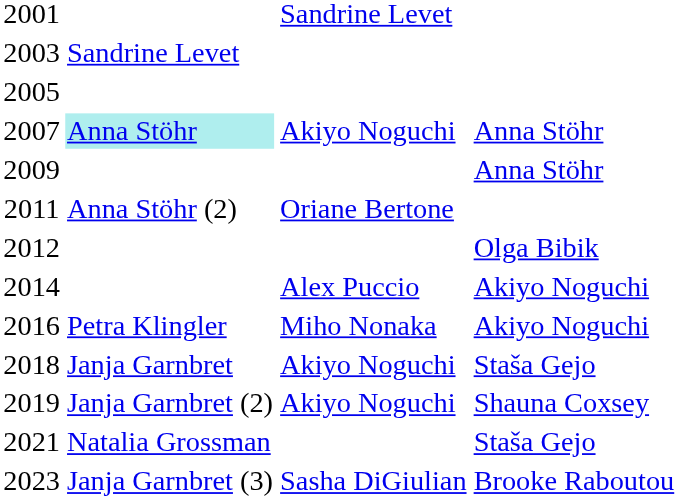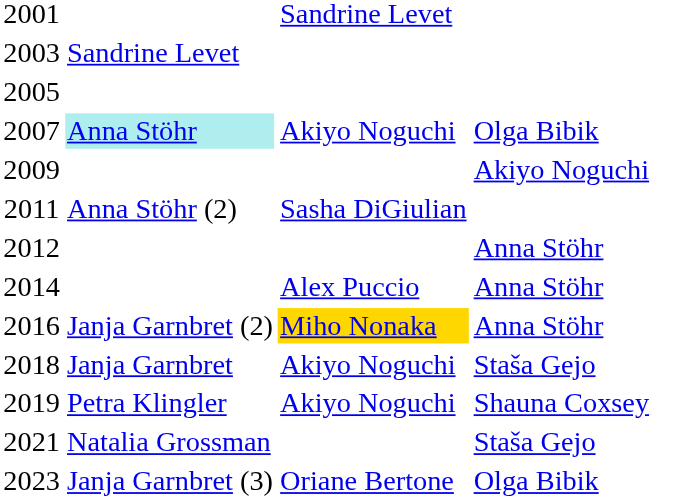(539, 130) Anna Stöhr -> (536, 130) Olga Bibik
(539, 169) Anna Stöhr -> (561, 169) Akiyo Noguchi
(367, 208) Oriane Bertone -> (373, 208) Sasha DiGiulian
(536, 247) Olga Bibik -> (539, 247) Anna Stöhr
(561, 286) Akiyo Noguchi -> (539, 286) Anna Stöhr
(147, 325) Petra Klingler -> (170, 325) Janja Garnbret (2)
(358, 325) no background -> (358, 325) gold background
(561, 325) Akiyo Noguchi -> (539, 325) Anna Stöhr
(170, 403) Janja Garnbret (2) -> (147, 403) Petra Klingler
(373, 481) Sasha DiGiulian -> (367, 481) Oriane Bertone
(574, 481) Brooke Raboutou -> (536, 481) Olga Bibik
